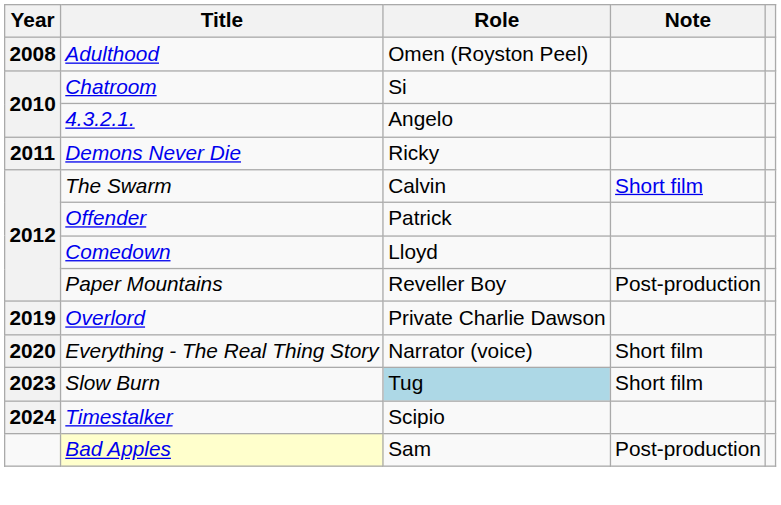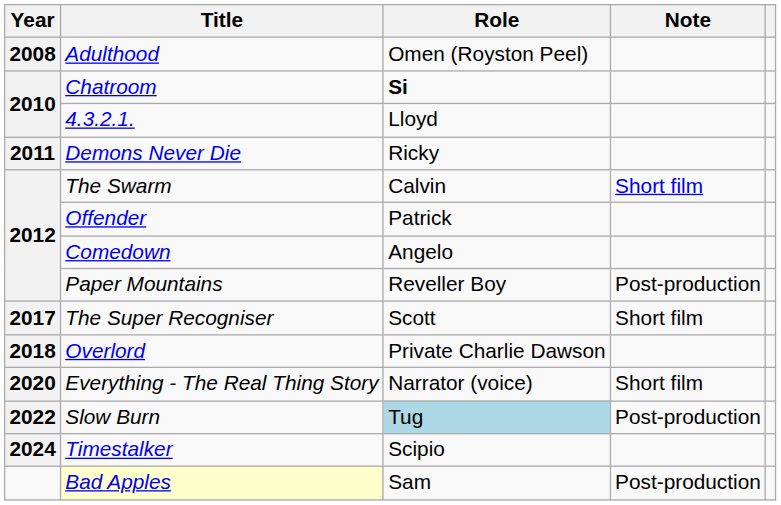(397, 86) normal -> (398, 86) bold
(421, 119) Angelo -> (413, 119) Lloyd
(413, 251) Lloyd -> (421, 251) Angelo
+ row: (169, 317)
(33, 317) 2019 -> (33, 350) 2018
(33, 383) 2023 -> (33, 416) 2022
(659, 383) Short film -> (688, 416) Post-production
